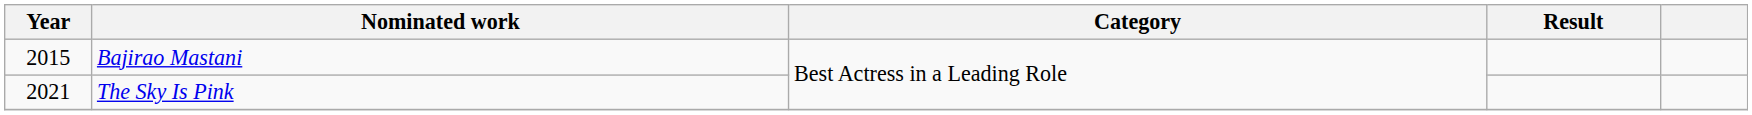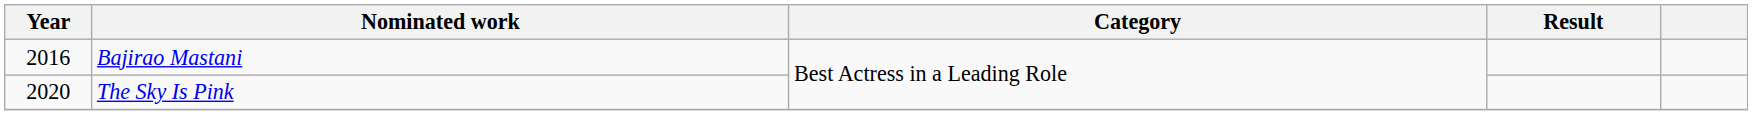(48, 57) 2015 -> (48, 57) 2016
(48, 92) 2021 -> (48, 92) 2020
